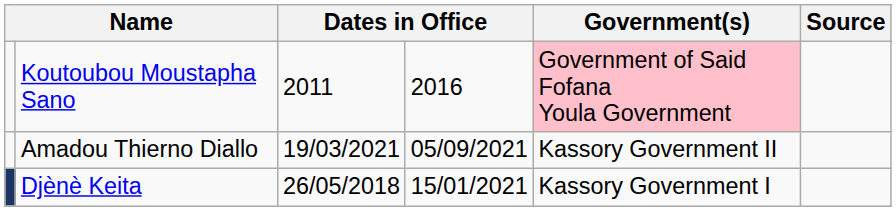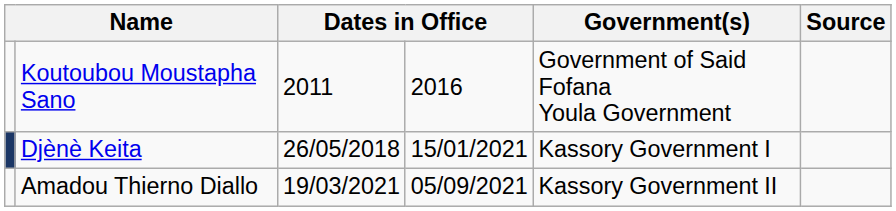(642, 86) pink background -> (642, 86) no background
rows swapped: (81, 186) <-> (139, 149)
